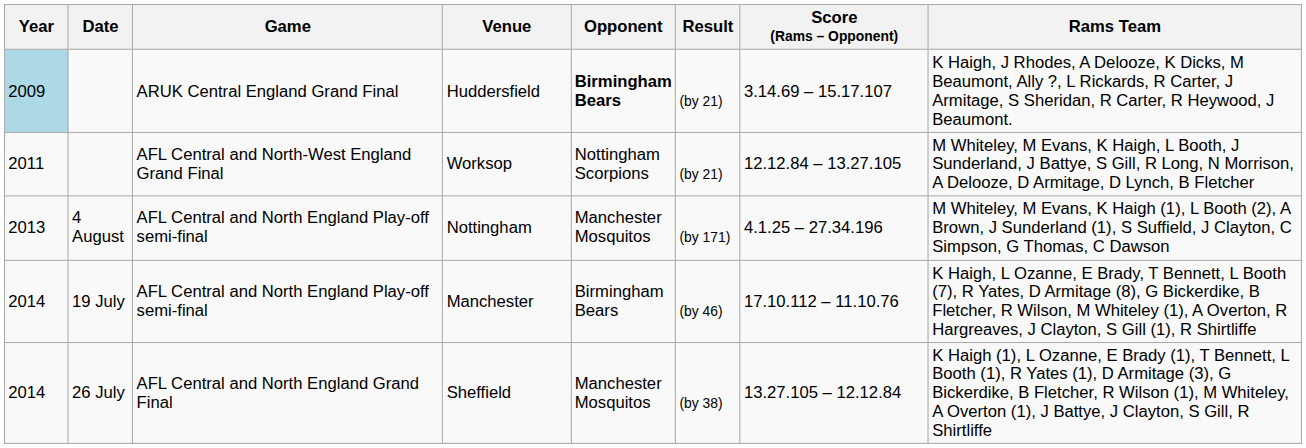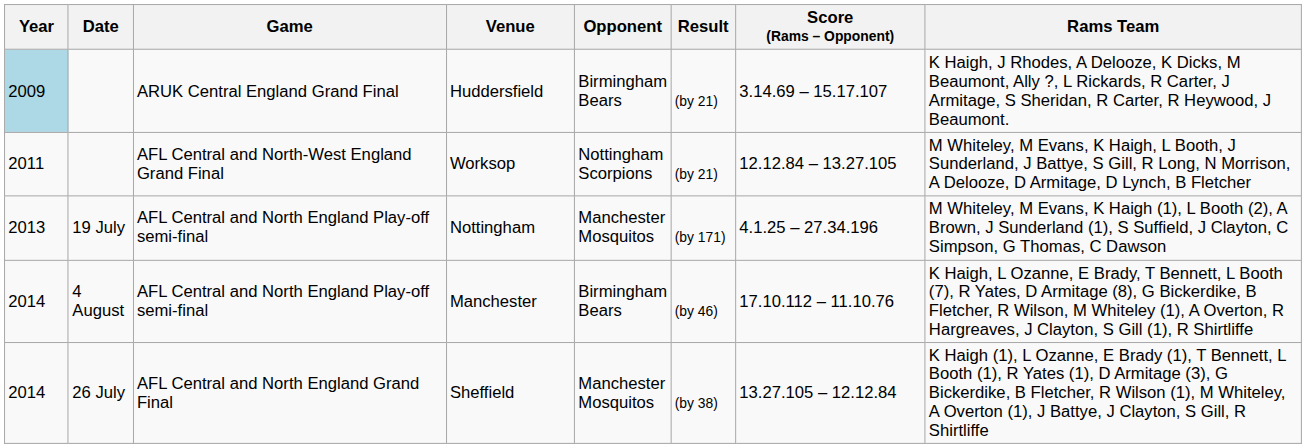(623, 90) bold -> (623, 90) normal
(98, 227) 4 August -> (99, 227) 19 July
(98, 301) 19 July -> (98, 301) 4 August
